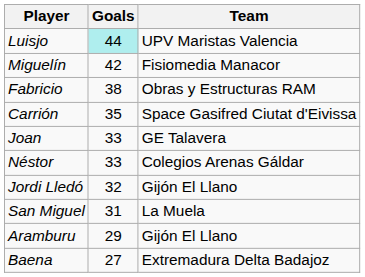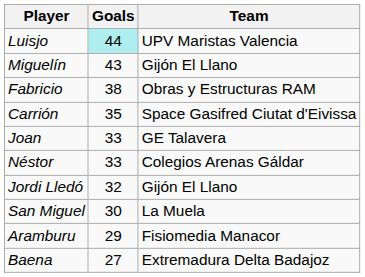(113, 65) 42 -> (113, 65) 43
(211, 65) Fisiomedia Manacor -> (190, 65) Gijón El Llano
(113, 211) 31 -> (113, 211) 30
(190, 235) Gijón El Llano -> (211, 235) Fisiomedia Manacor
